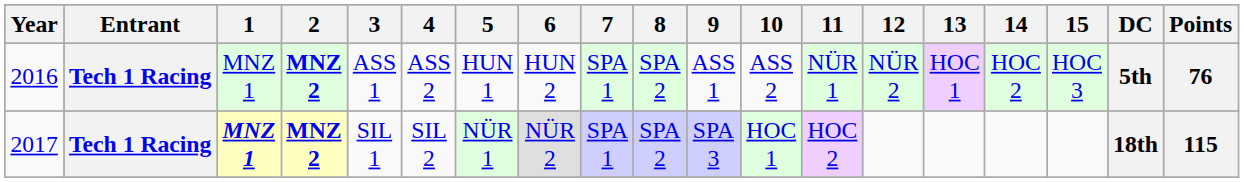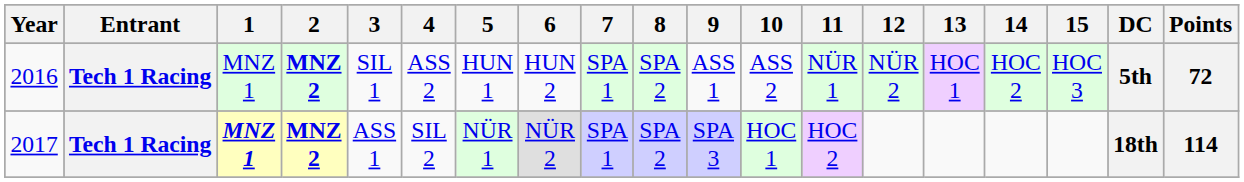(374, 76) ASS 1 -> (374, 76) SIL 1
(1201, 76) 76 -> (1201, 76) 72
(374, 143) SIL 1 -> (374, 143) ASS 1
(1201, 143) 115 -> (1201, 143) 114
